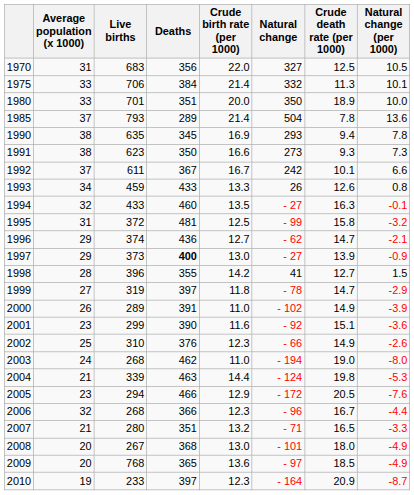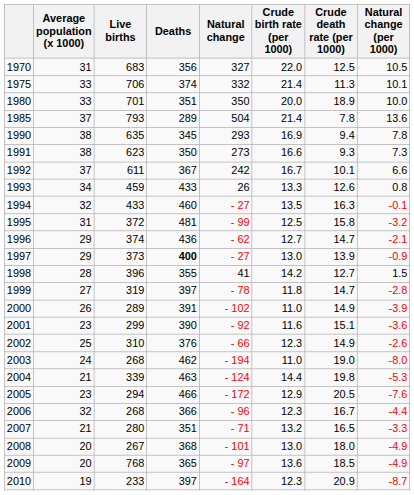columns swapped: (278, 31) <-> (226, 31)
(188, 84) 384 -> (188, 84) 374
(398, 291) -2.9 -> (398, 291) -2.8
